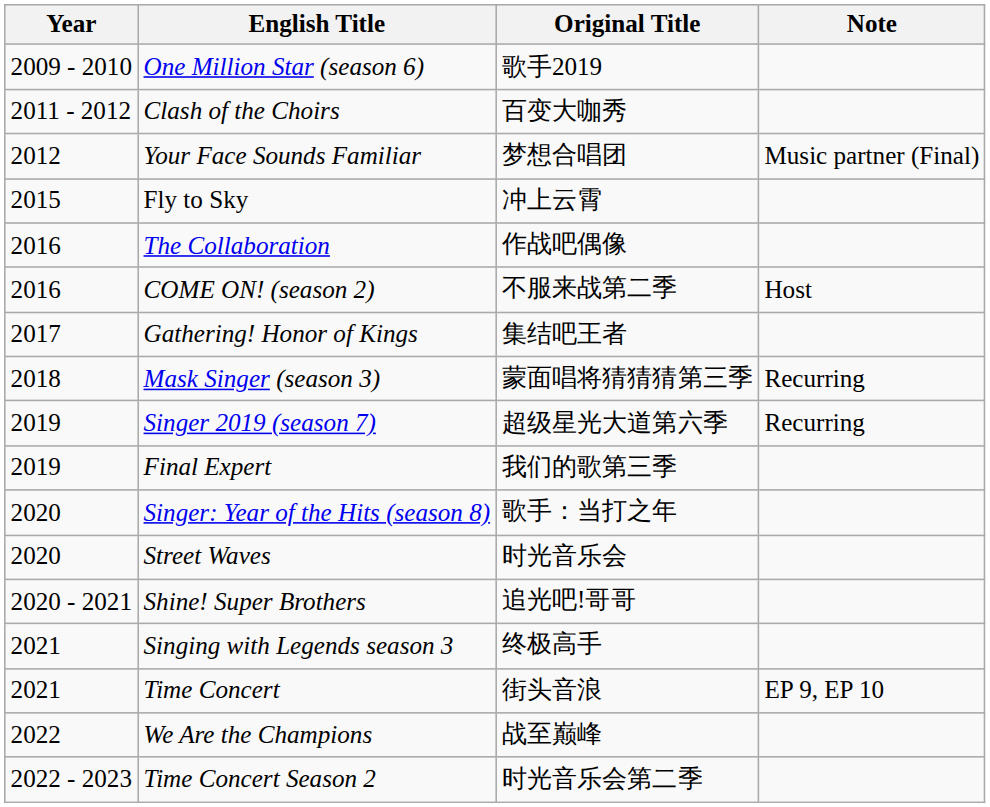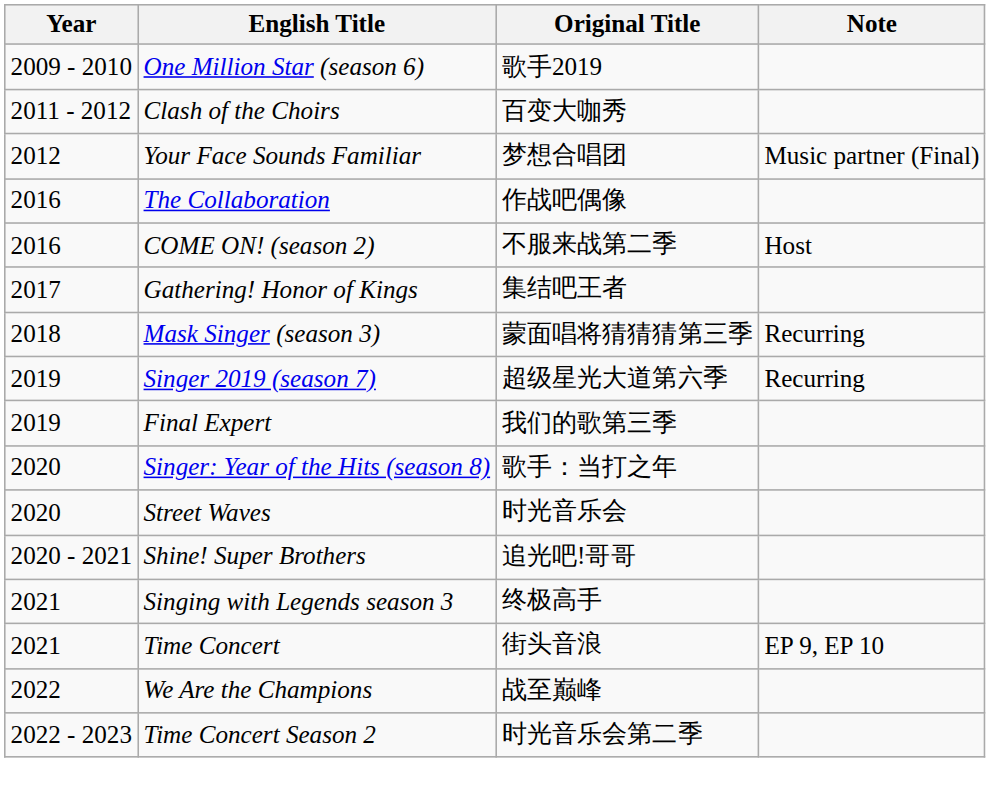- row: (196, 200)
